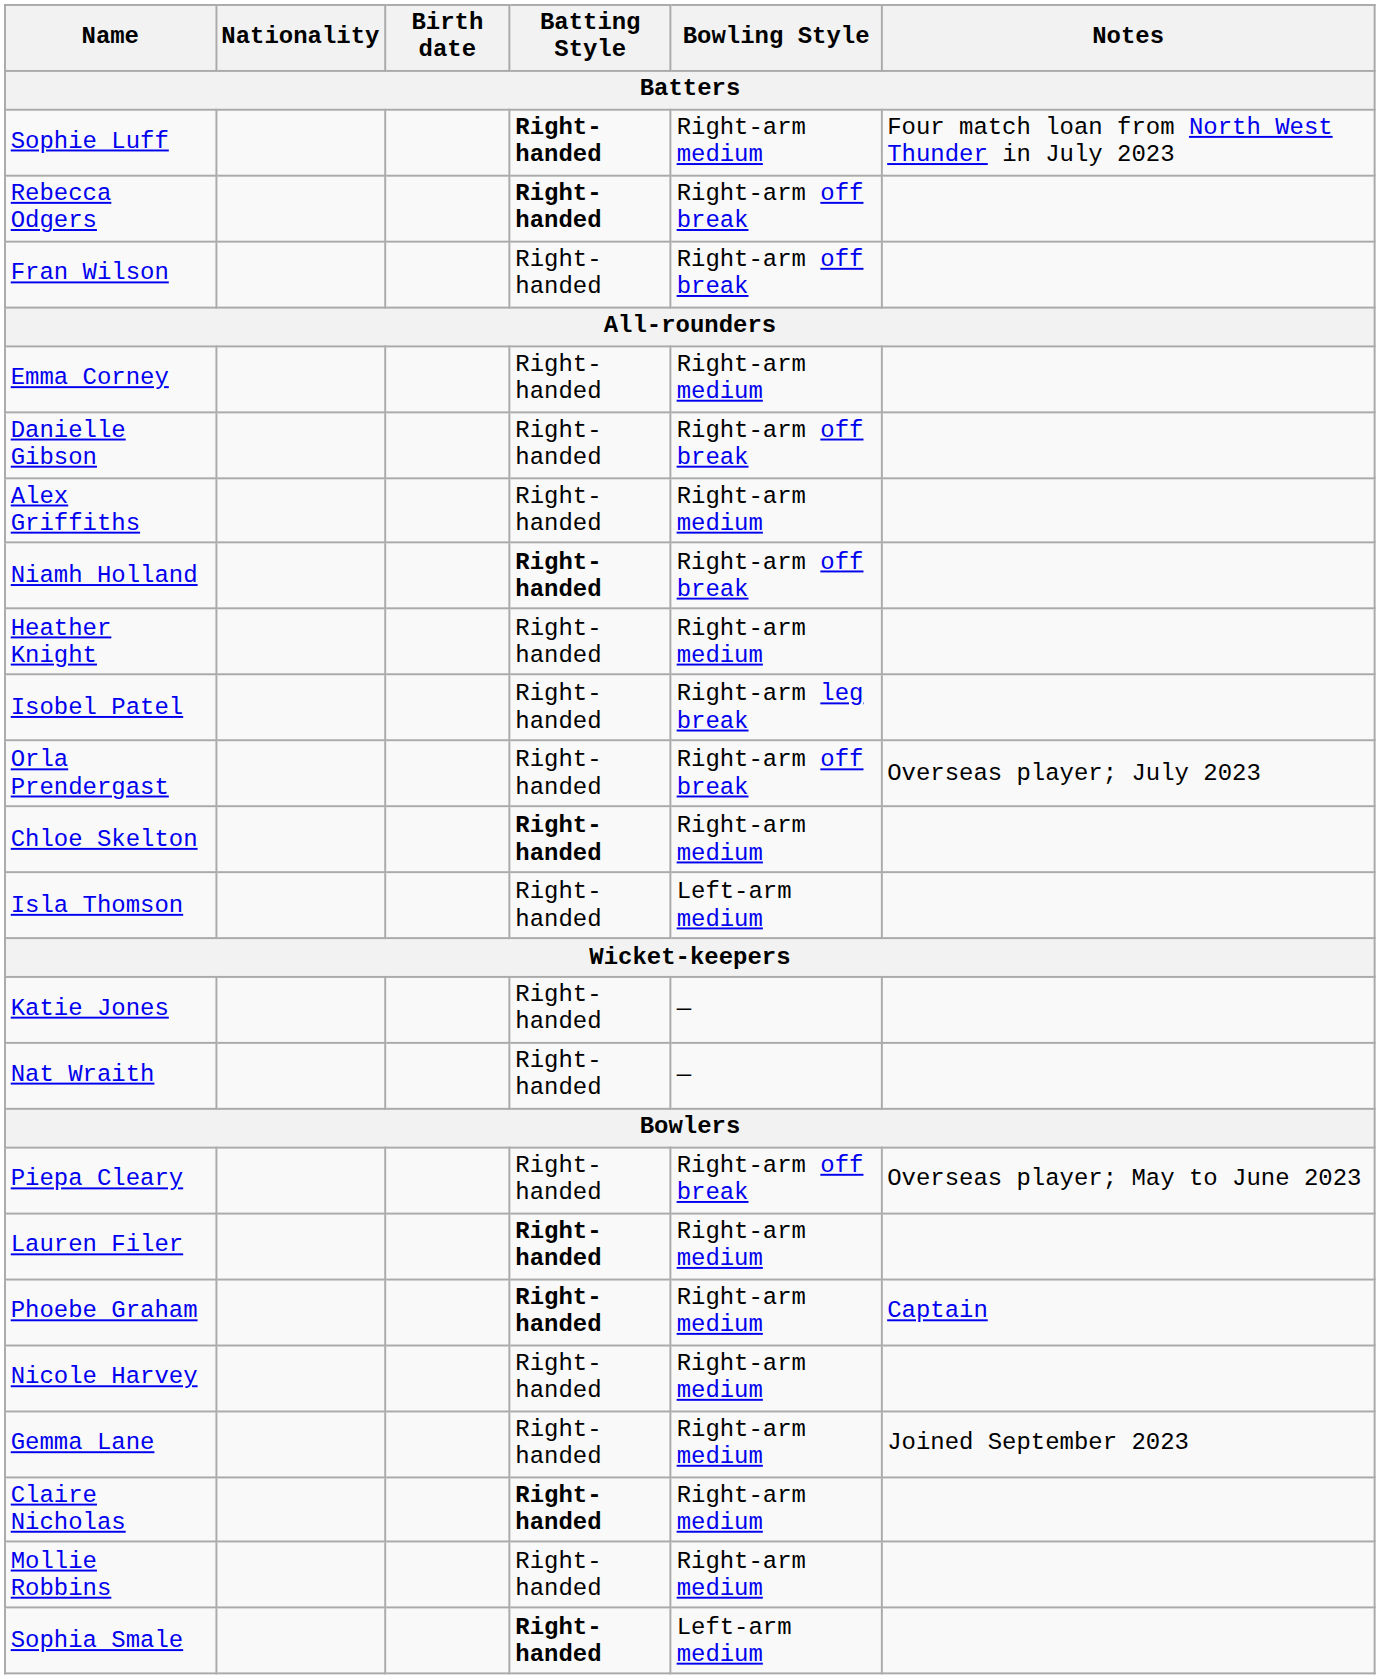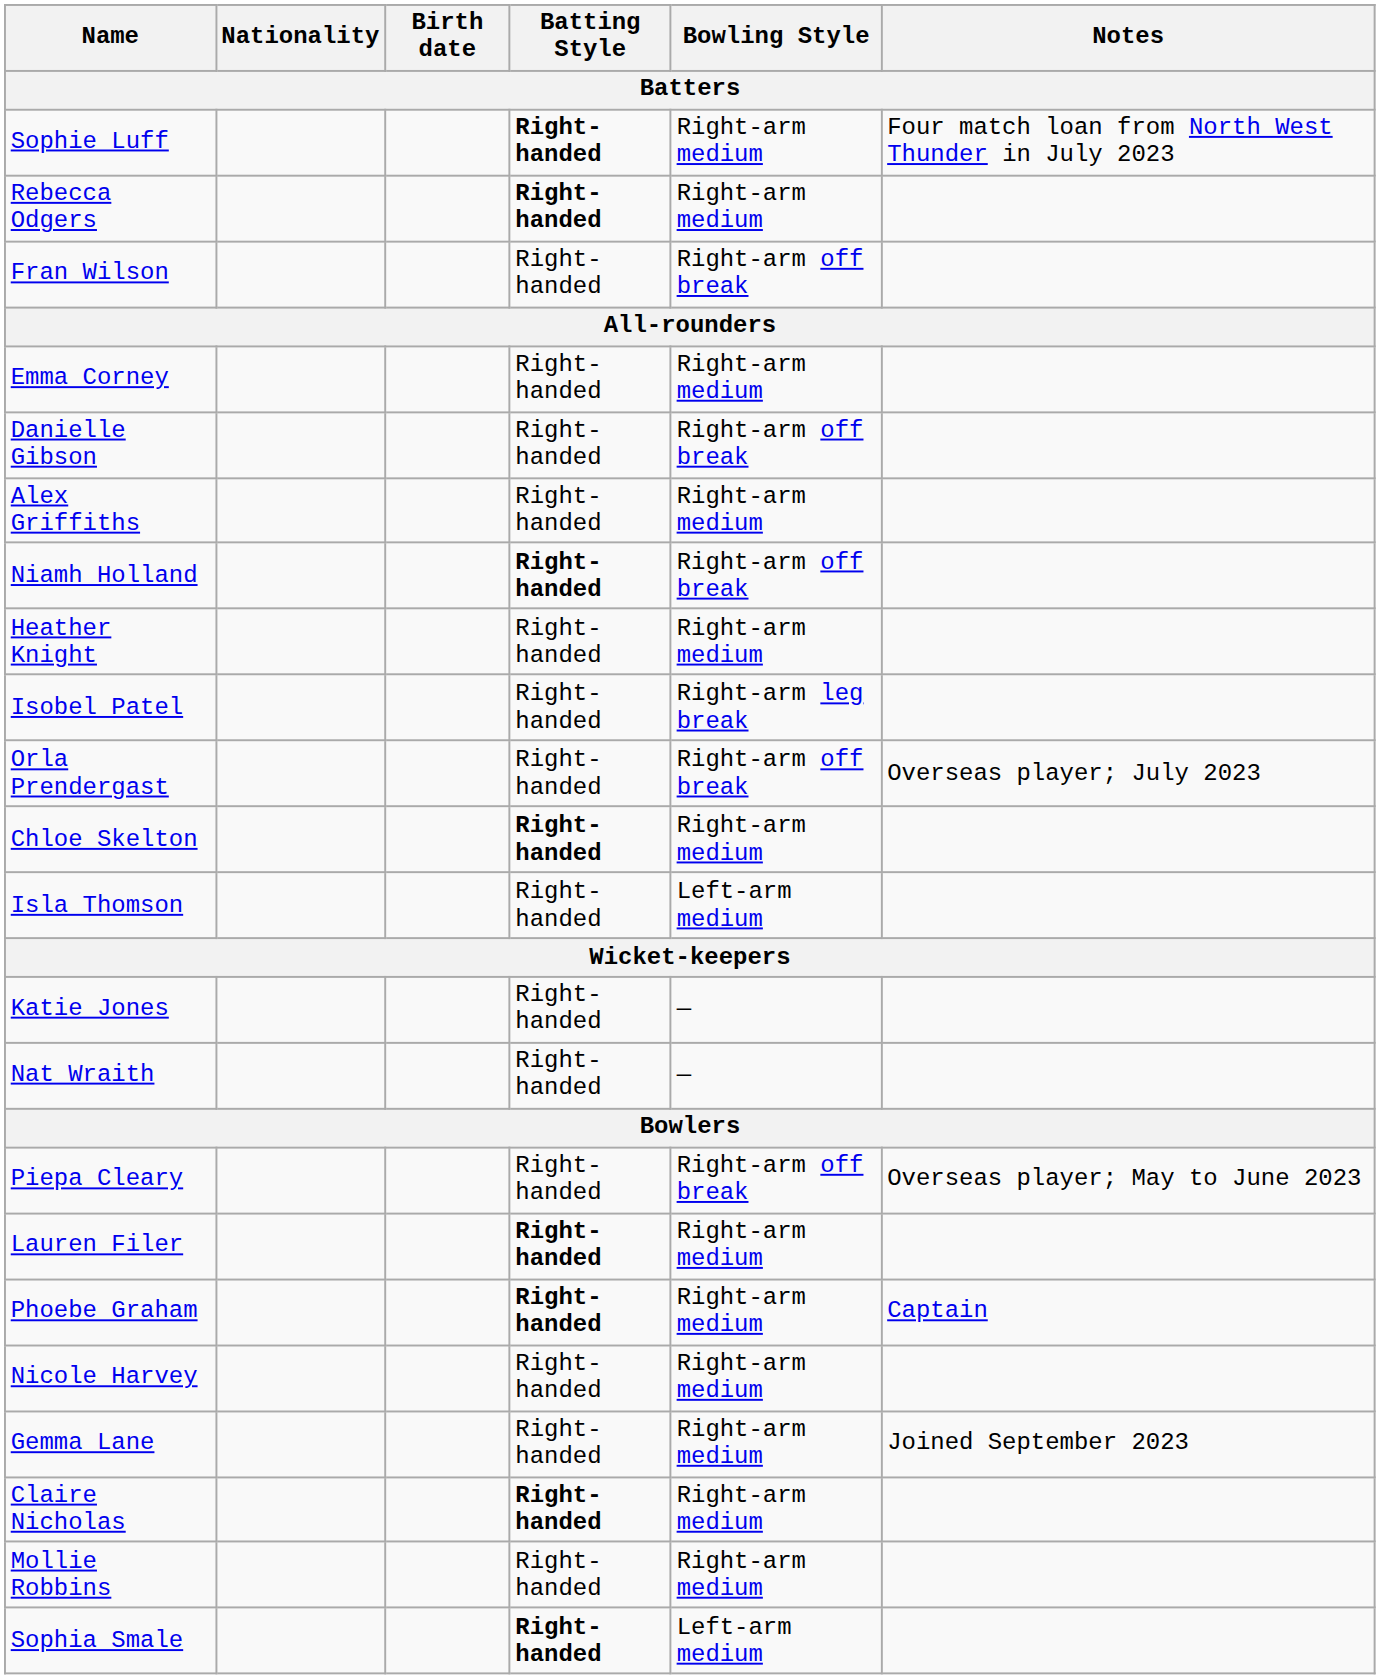(770, 209) Right-arm off break -> (741, 209) Right-arm medium
